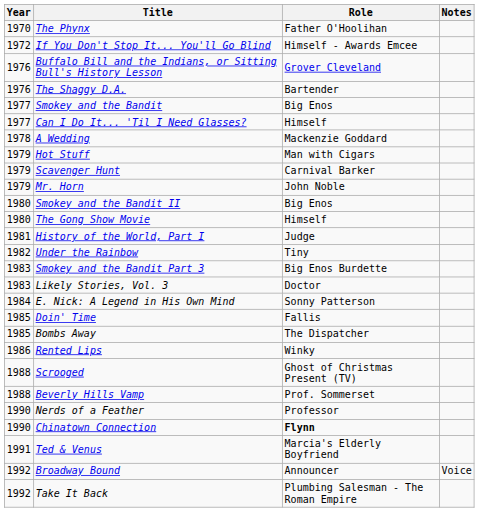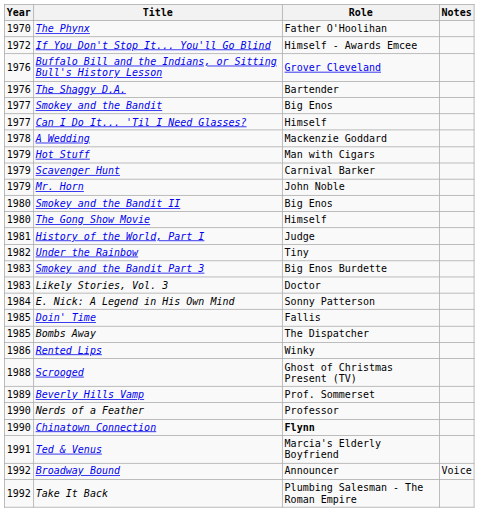(19, 395) 1988 -> (19, 395) 1989
